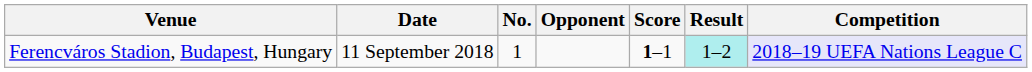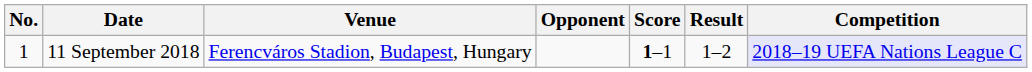columns swapped: (517, 20) <-> (171, 20)
(716, 51) paleturquoise background -> (716, 51) no background
